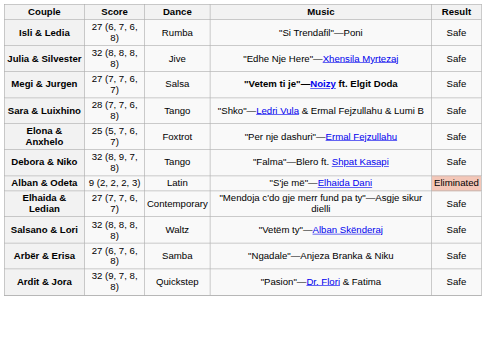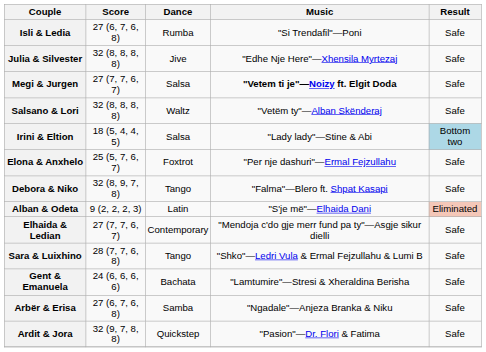rows swapped: (44, 110) <-> (44, 230)
+ row: (45, 136)
+ row: (45, 282)
